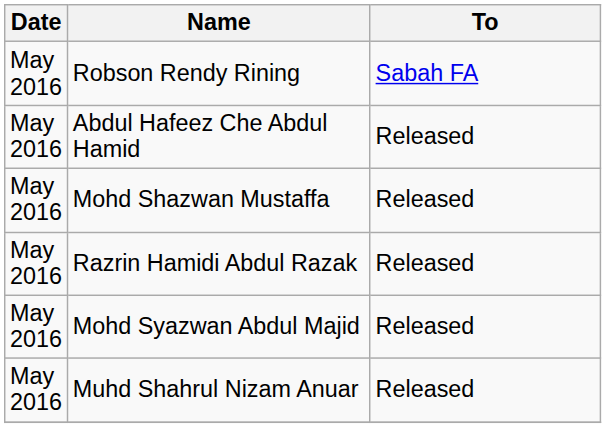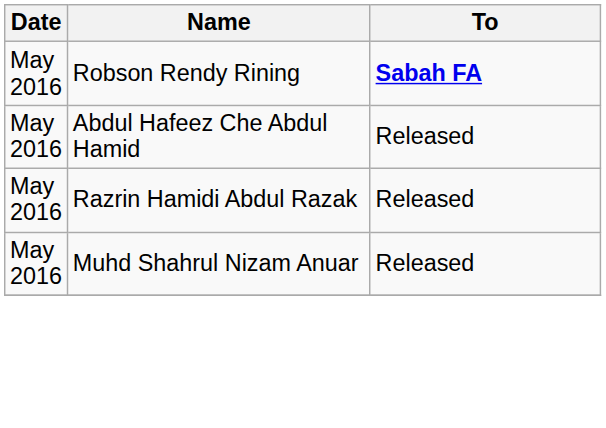(427, 73) normal -> (429, 73) bold
- row: (201, 199)
- row: (216, 326)
